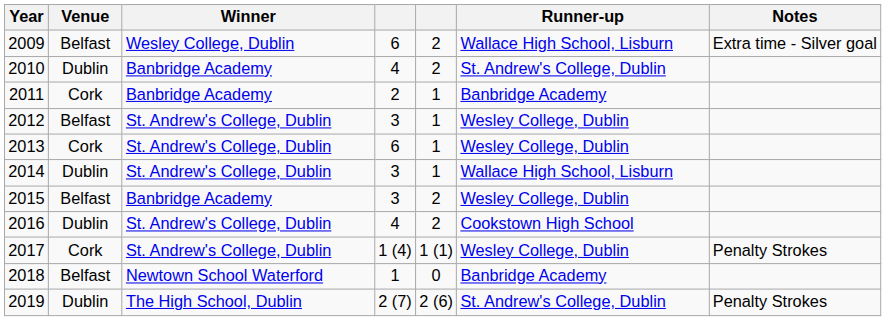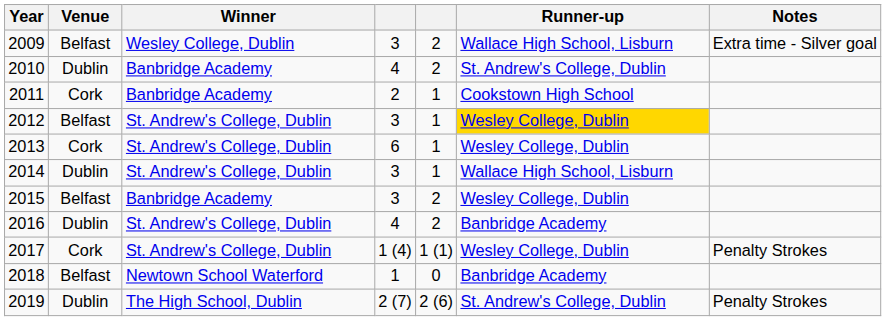(395, 43) 6 -> (395, 43) 3
(533, 95) Banbridge Academy -> (547, 95) Cookstown High School
(545, 120) no background -> (545, 120) gold background
(547, 224) Cookstown High School -> (533, 224) Banbridge Academy
